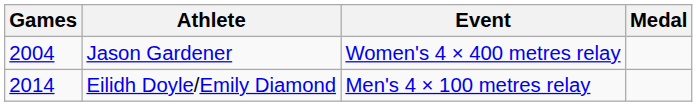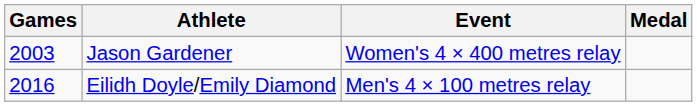(32, 52) 2004 -> (32, 52) 2003
(32, 85) 2014 -> (32, 85) 2016
